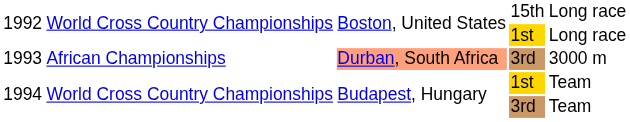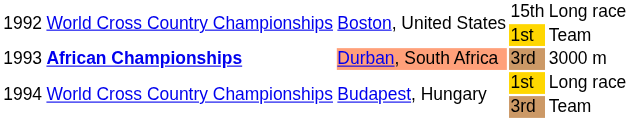(588, 35) Long race -> (570, 35) Team
(136, 58) normal -> (144, 58) bold
(570, 82) Team -> (588, 82) Long race
